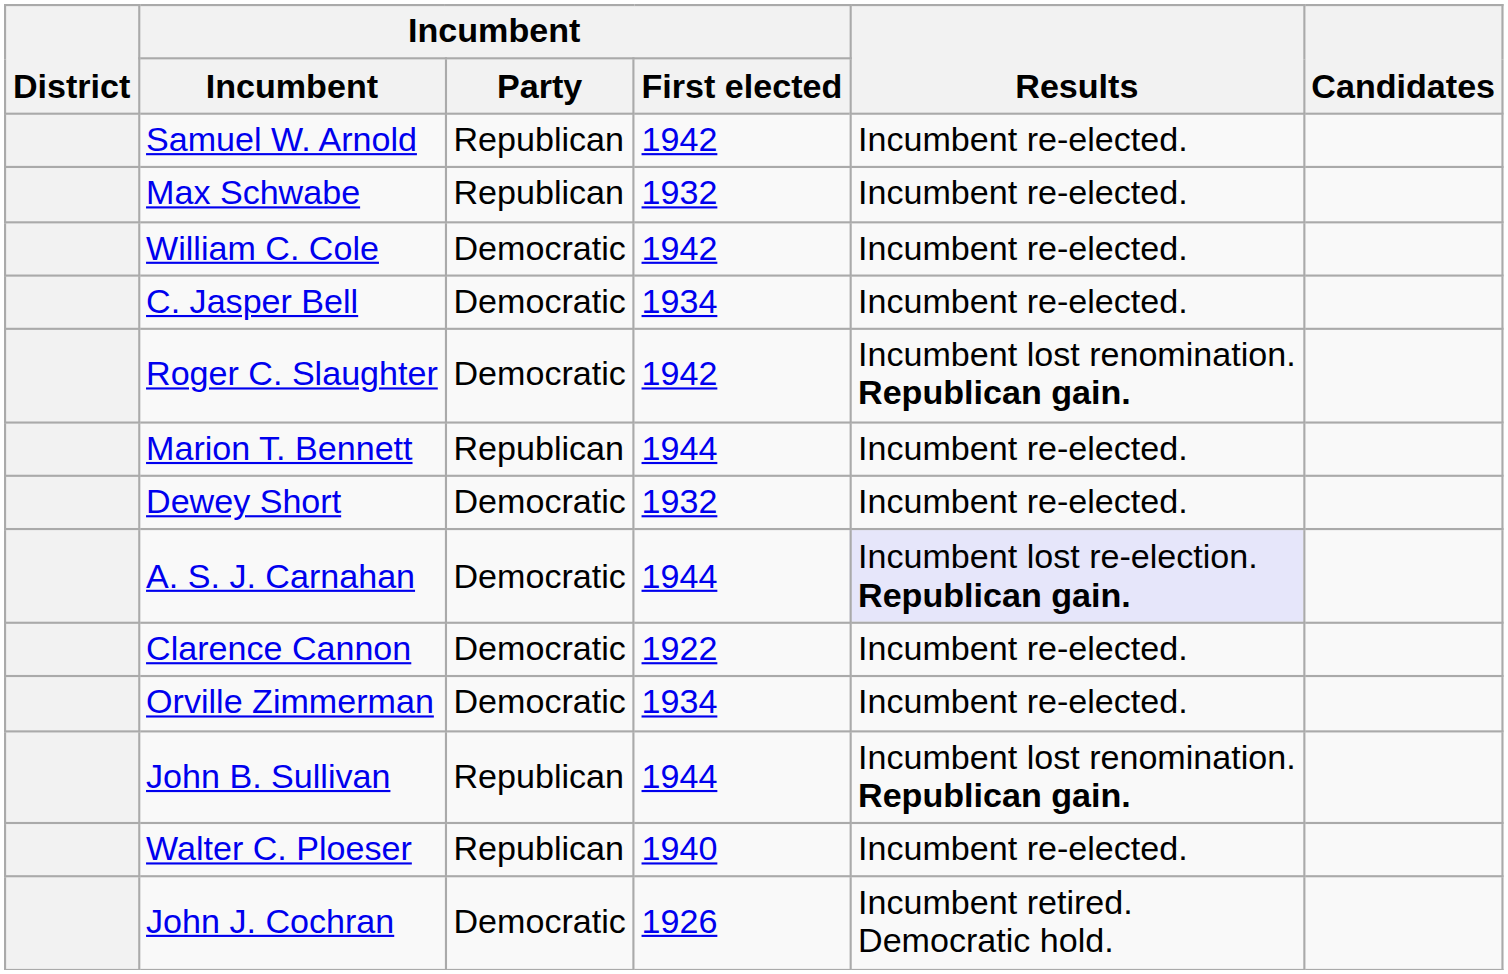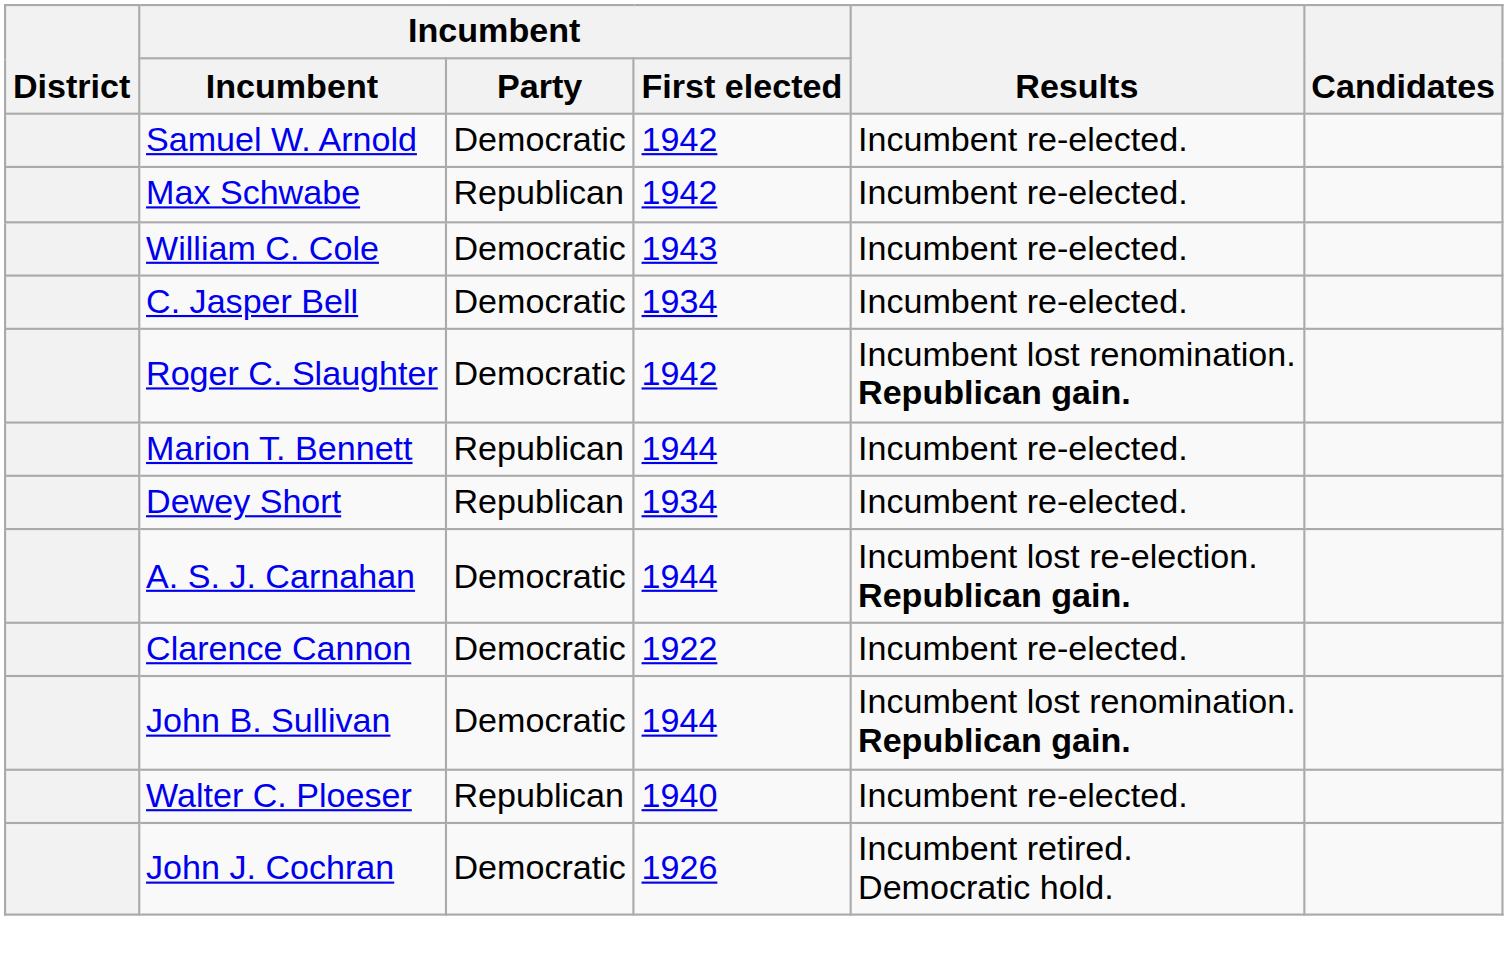(539, 139) Republican -> (540, 139) Democratic
(679, 193) 1932 -> (679, 193) 1942
(679, 247) 1942 -> (679, 247) 1943
(540, 502) Democratic -> (539, 502) Republican
(679, 502) 1932 -> (679, 502) 1934
(1058, 575) lavender background -> (1058, 575) no background
- row: (290, 702)
(539, 775) Republican -> (540, 721) Democratic
